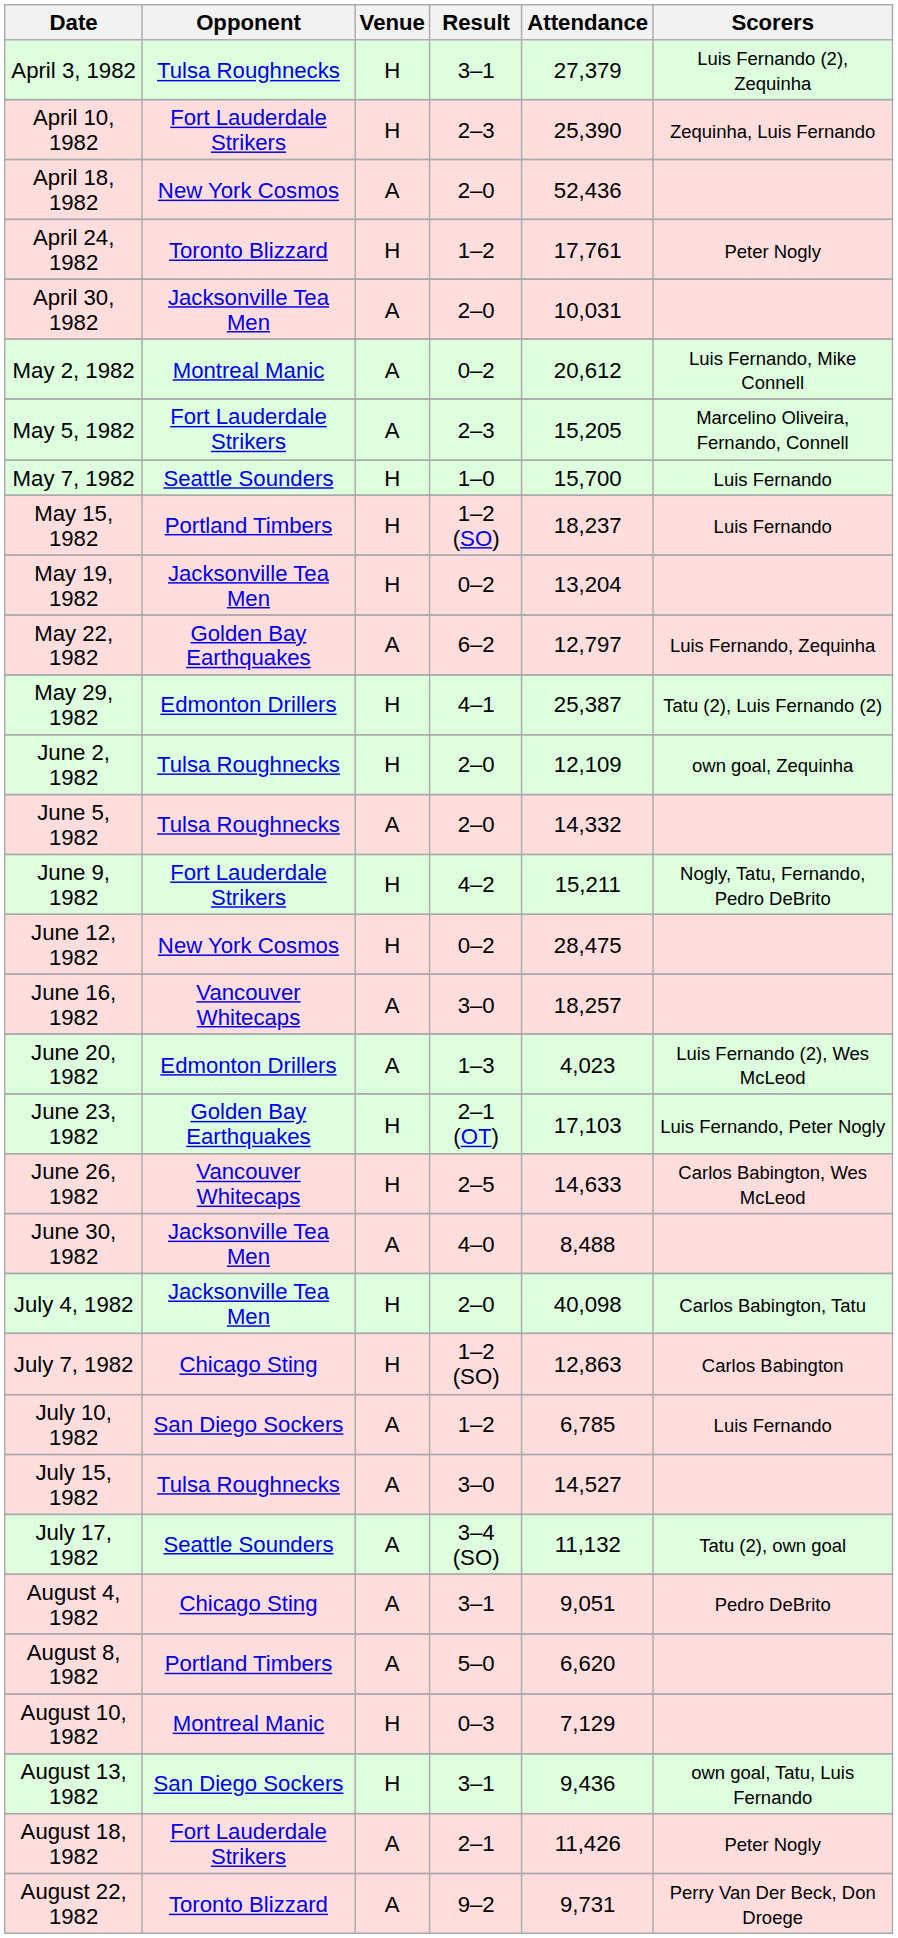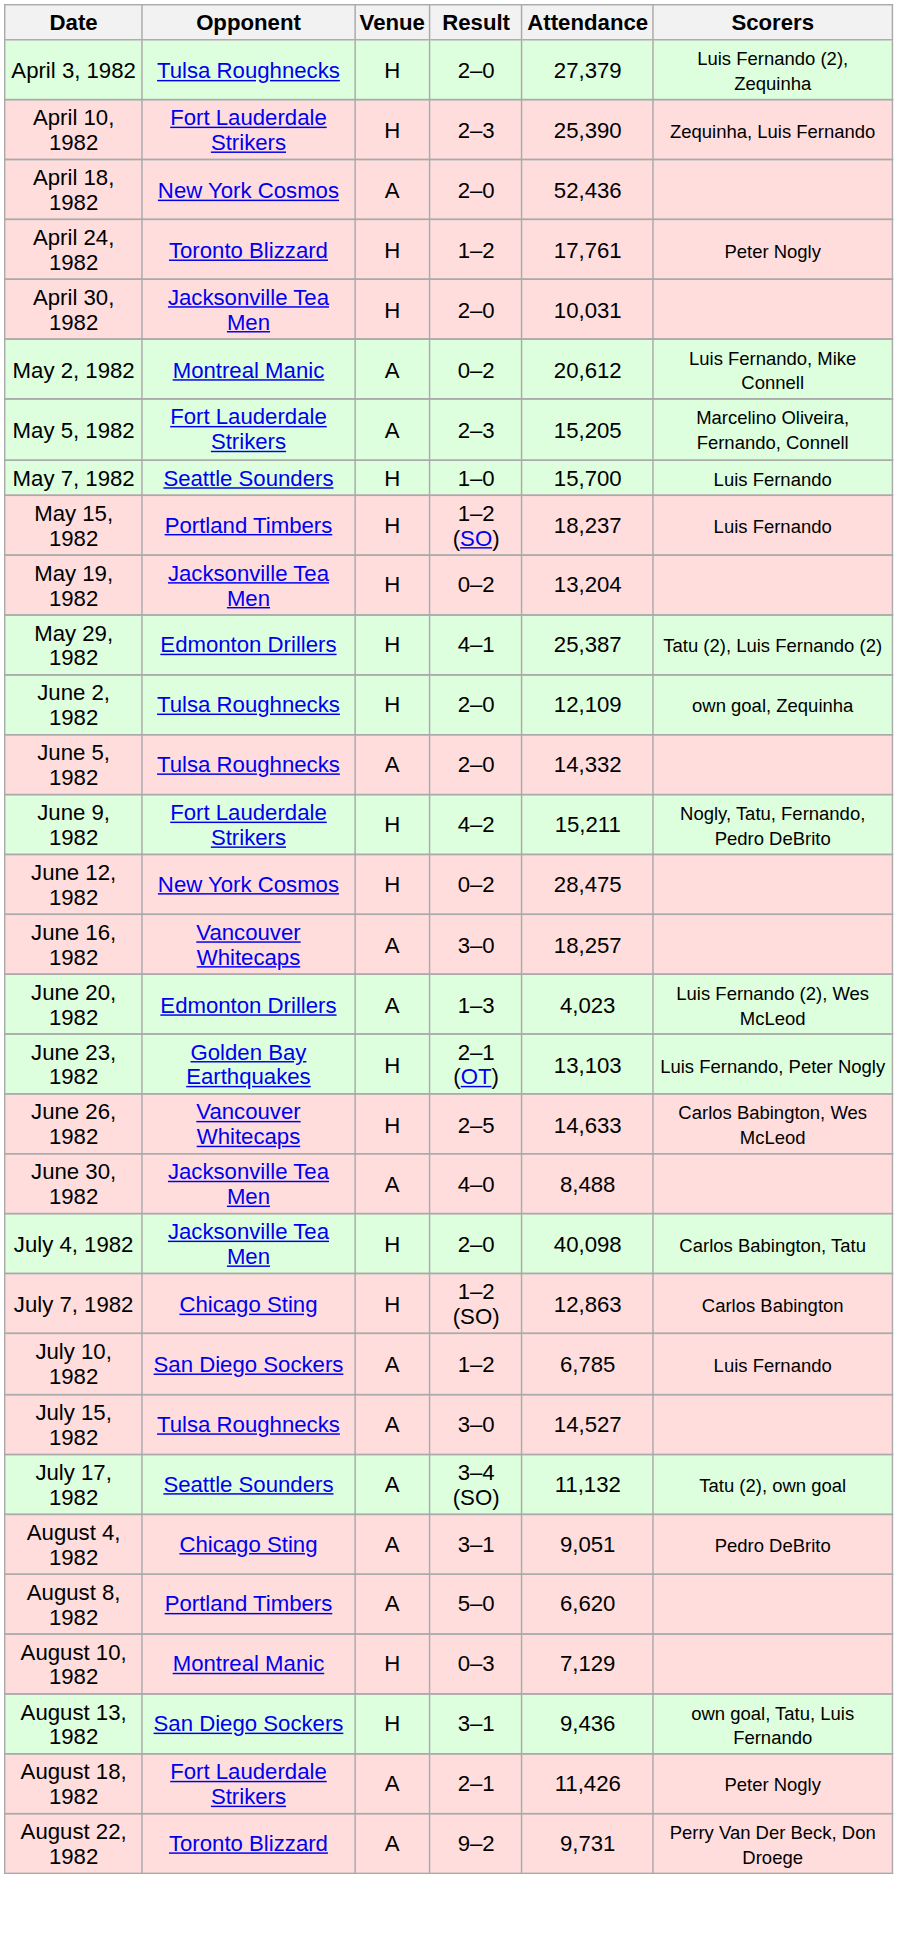(476, 70) 3–1 -> (476, 70) 2–0
(392, 310) A -> (392, 310) H
- row: (74, 645)
(588, 1124) 17,103 -> (588, 1064) 13,103
